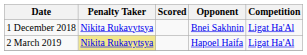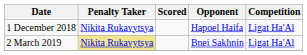(217, 27) Bnei Sakhnin -> (217, 27) Hapoel Haifa
(217, 43) Hapoel Haifa -> (217, 43) Bnei Sakhnin
